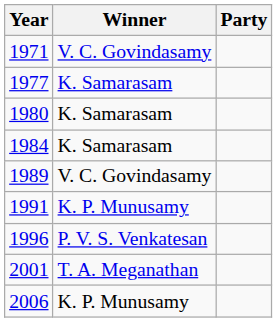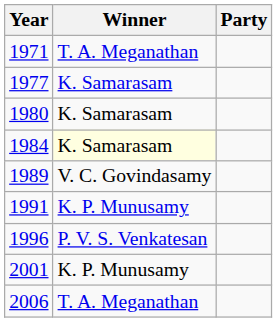(134, 51) V. C. Govindasamy -> (128, 51) T. A. Meganathan
(115, 144) no background -> (115, 144) lightyellow background
(128, 269) T. A. Meganathan -> (123, 269) K. P. Munusamy
(123, 301) K. P. Munusamy -> (128, 301) T. A. Meganathan
